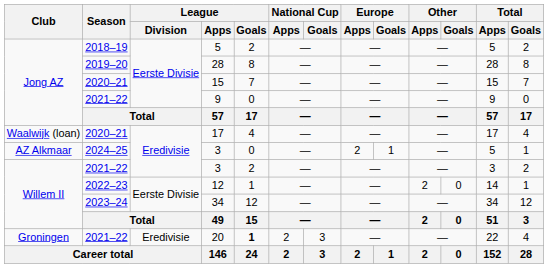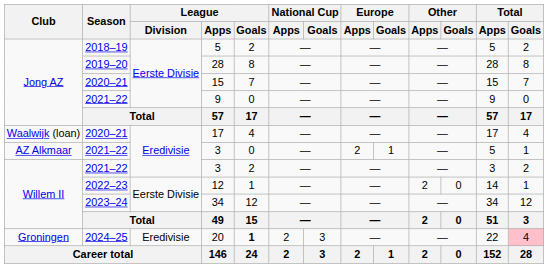(106, 151) 2024–25 -> (106, 151) 2021–22
(106, 237) 2021–22 -> (106, 237) 2024–25
(526, 237) no background -> (526, 237) pink background
